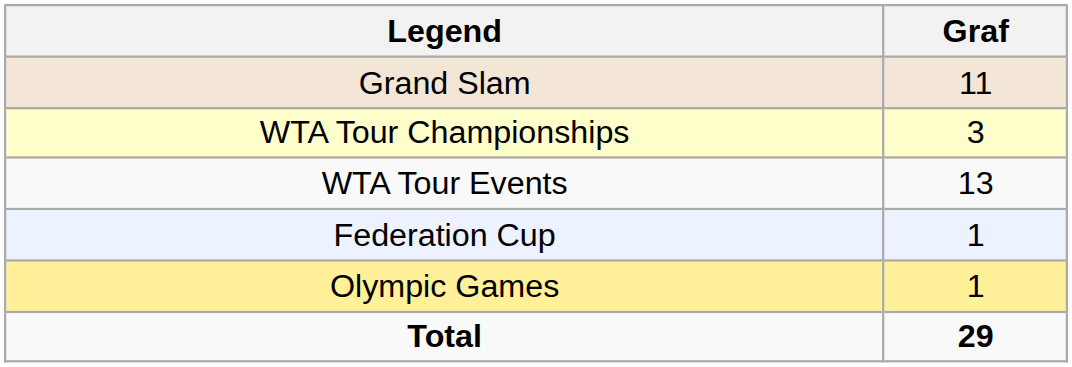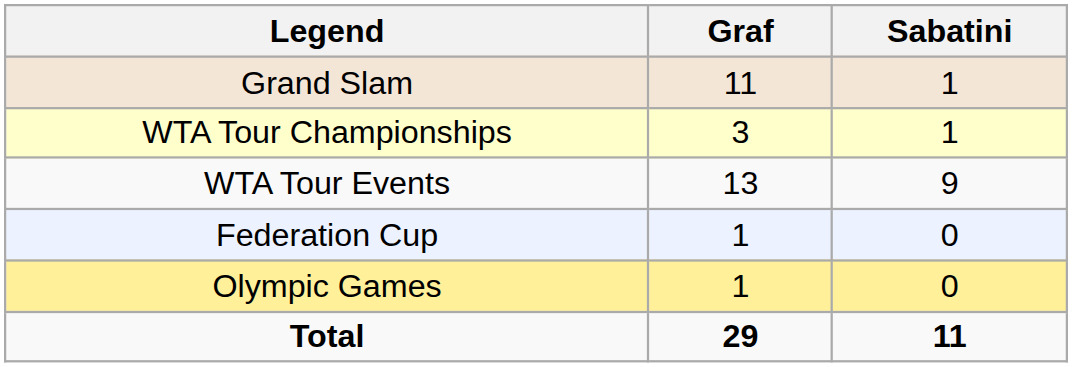+ column: (950, 31)
